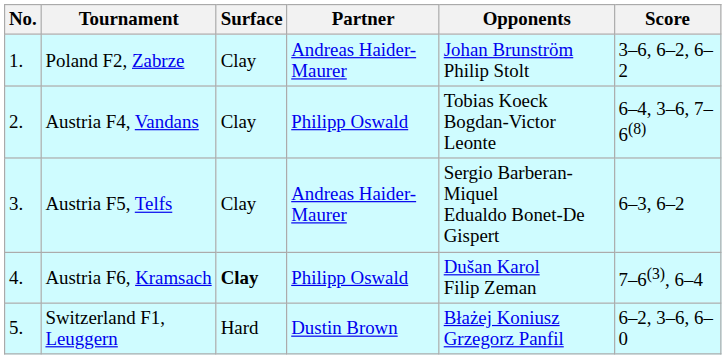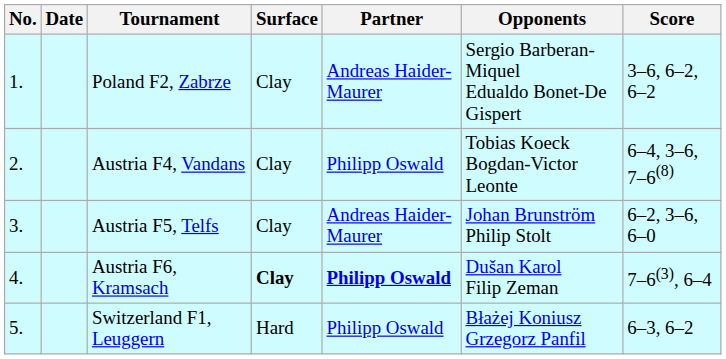+ column: (64, 19)
(508, 60) Johan Brunström Philip Stolt -> (536, 81) Sergio Barberan-Miquel Edualdo Bonet-De Gispert
(514, 204) Sergio Barberan-Miquel Edualdo Bonet-De Gispert -> (530, 226) Johan Brunström Philip Stolt
(651, 204) 6–3, 6–2 -> (663, 226) 6–2, 3–6, 6–0
(350, 277) normal -> (389, 277) bold
(344, 328) Dustin Brown -> (385, 328) Philipp Oswald
(666, 328) 6–2, 3–6, 6–0 -> (660, 328) 6–3, 6–2
